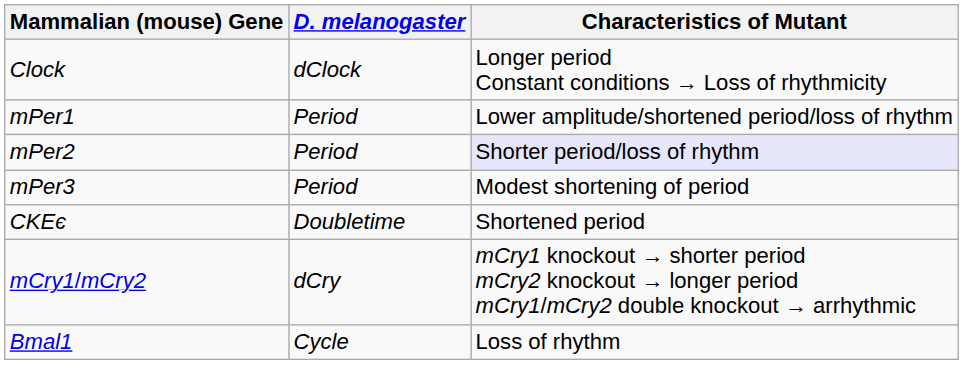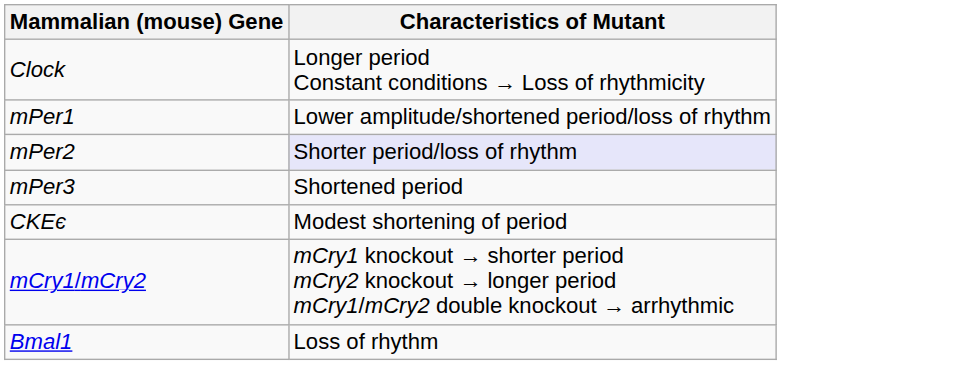- column: (379, 22)
(612, 186) Modest shortening of period -> (378, 186) Shortened period
(560, 221) Shortened period -> (430, 221) Modest shortening of period
